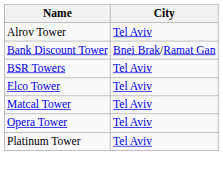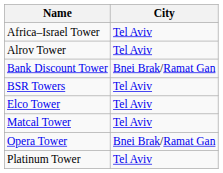+ row: (53, 31)
(133, 123) Tel Aviv -> (164, 141) Bnei Brak/Ramat Gan
